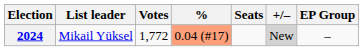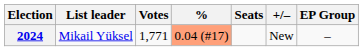(154, 35) 1,772 -> (154, 35) 1,771
(281, 35) lightgrey background -> (281, 35) no background
